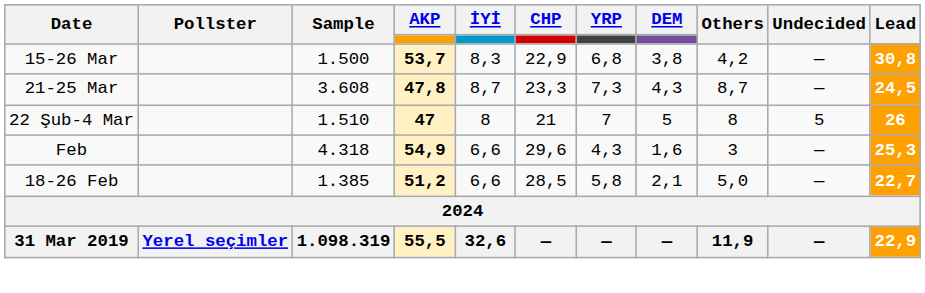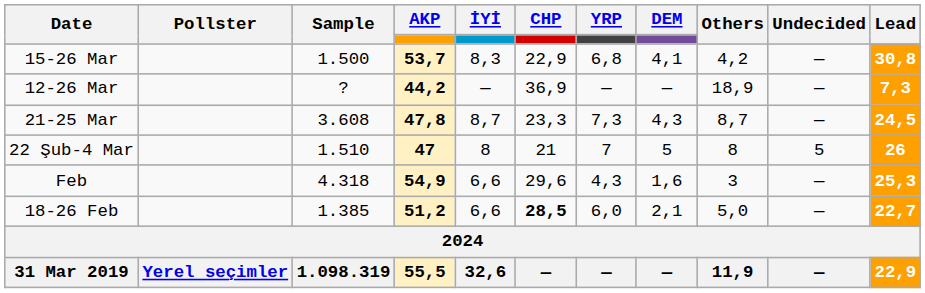(667, 59) 3,8 -> (667, 59) 4,1
+ row: (71, 89)
(546, 181) normal -> (546, 211) bold
(606, 181) 5,8 -> (606, 211) 6,0
